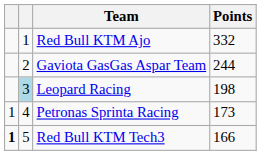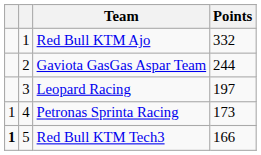(26, 88) lightblue background -> (26, 88) no background
(224, 88) 198 -> (224, 88) 197
